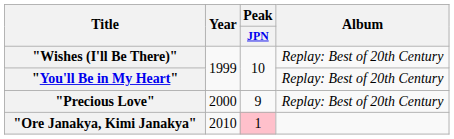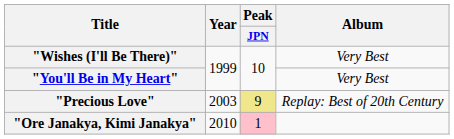(363, 57) Replay: Best of 20th Century -> (363, 57) Very Best
(363, 79) Replay: Best of 20th Century -> (363, 79) Very Best
(223, 101) 2000 -> (223, 101) 2003
(258, 101) no background -> (258, 101) khaki background
